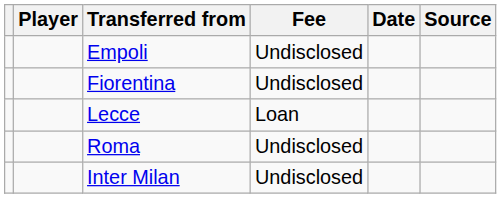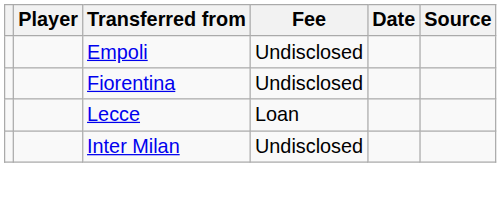- row: (114, 146)
